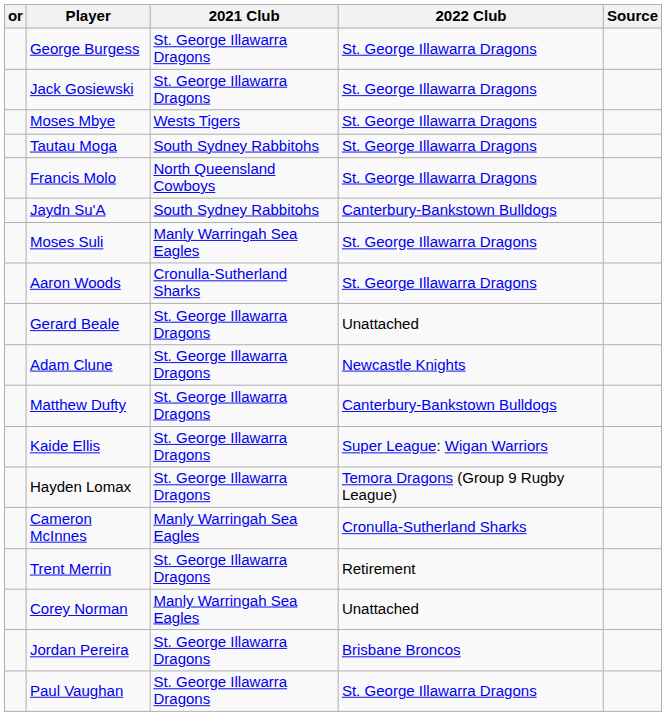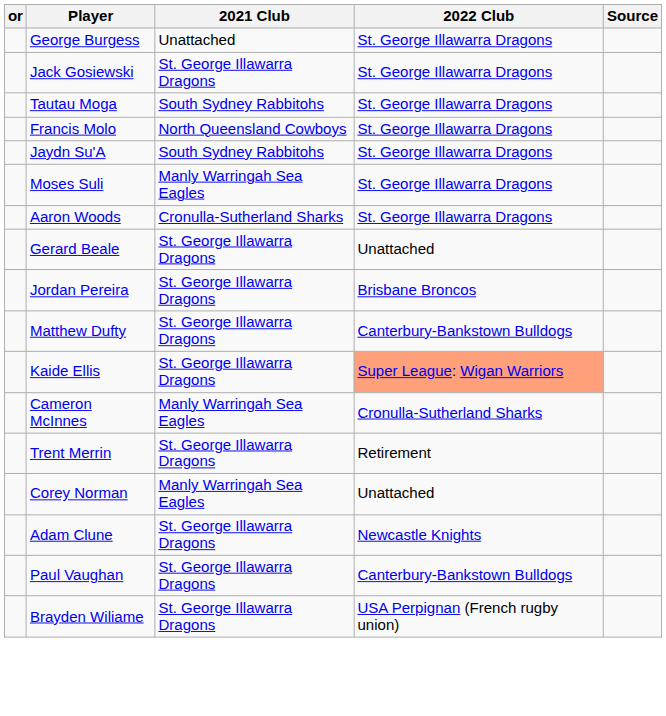(220, 48) St. George Illawarra Dragons -> (197, 40) Unattached
- row: (73, 121)
(449, 210) Canterbury-Bankstown Bulldogs -> (455, 152) St. George Illawarra Dragons
rows swapped: (71, 364) <-> (79, 650)
(445, 446) no background -> (460, 371) lightsalmon background
- row: (80, 487)
(439, 691) St. George Illawarra Dragons -> (465, 575) Canterbury-Bankstown Bulldogs
+ row: (87, 616)
